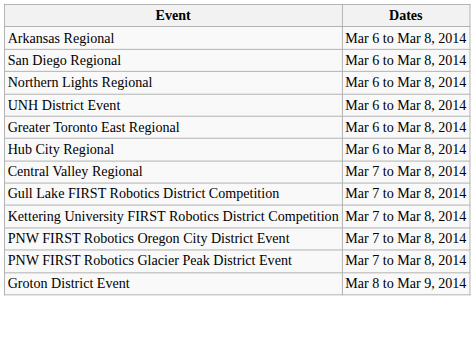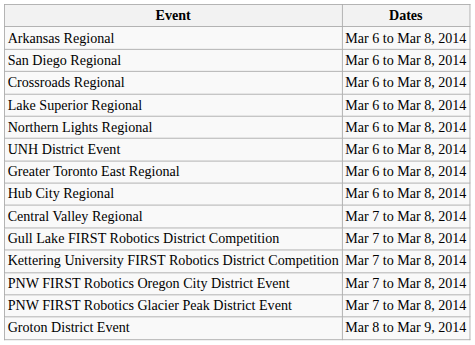+ row: (66, 82)
+ row: (75, 104)
